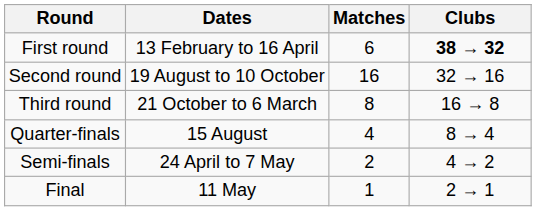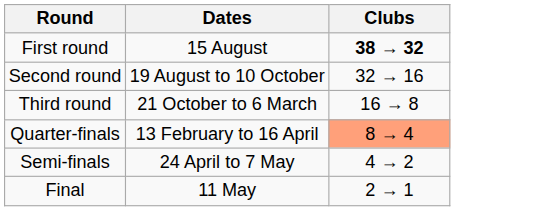- column: (369, 18)
(227, 47) 13 February to 16 April -> (227, 47) 15 August
(227, 133) 15 August -> (227, 133) 13 February to 16 April
(470, 133) no background -> (389, 133) lightsalmon background
